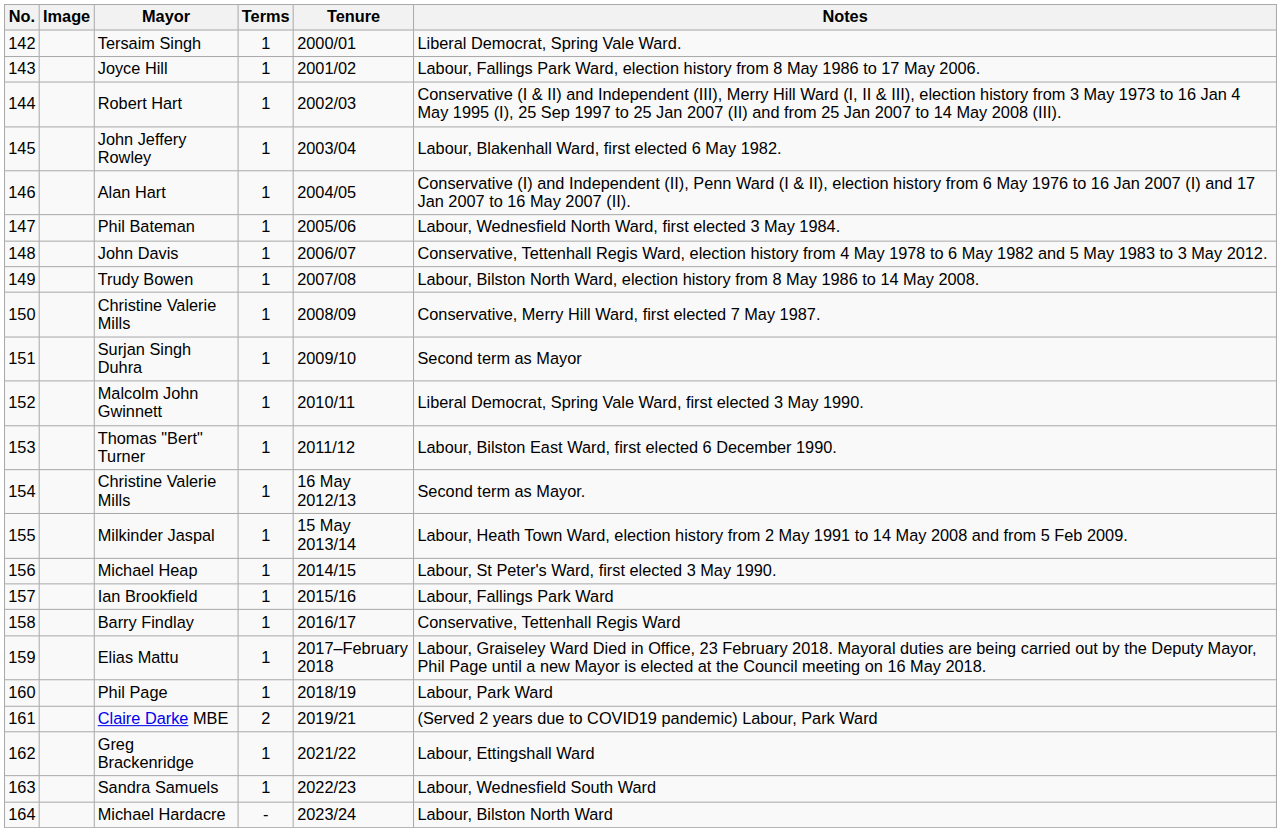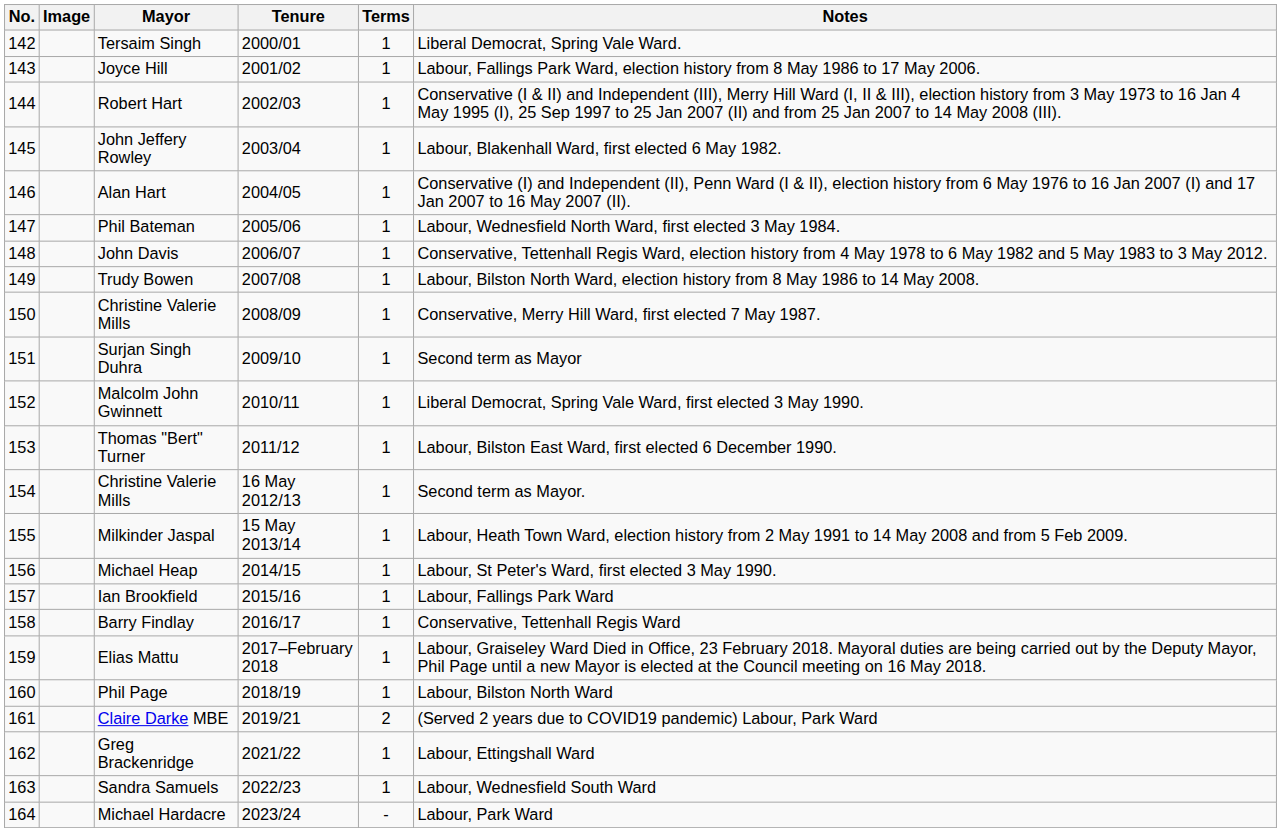columns swapped: (354, 17) <-> (266, 17)
(485, 692) Labour, Park Ward -> (515, 692) Labour, Bilston North Ward
(515, 814) Labour, Bilston North Ward -> (485, 814) Labour, Park Ward
